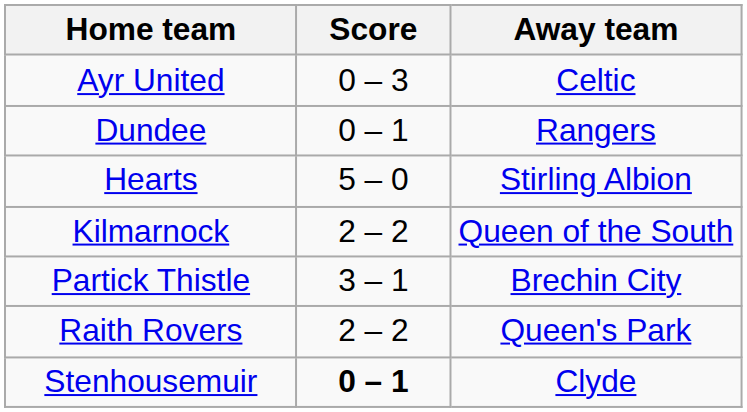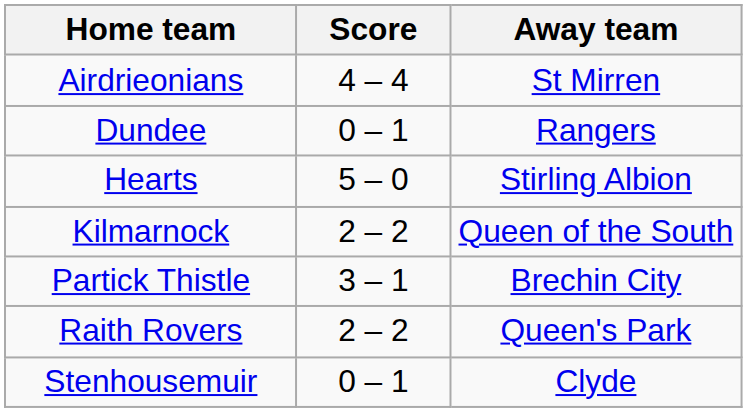+ row: (151, 79)
- row: (151, 79)
(373, 381) bold -> (373, 381) normal
